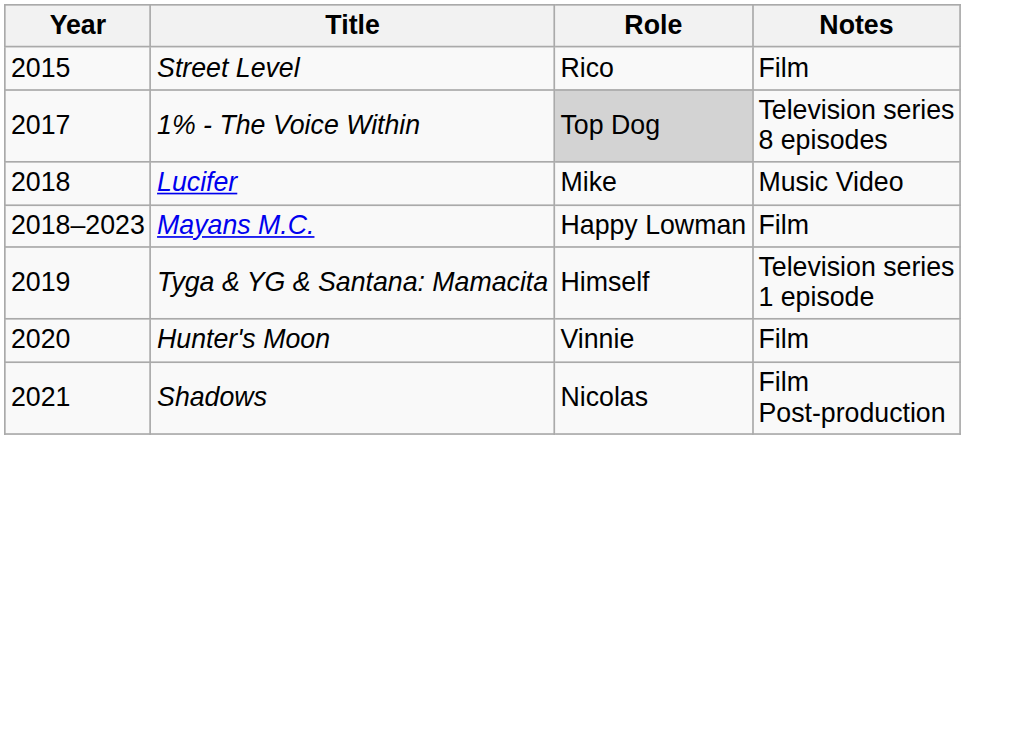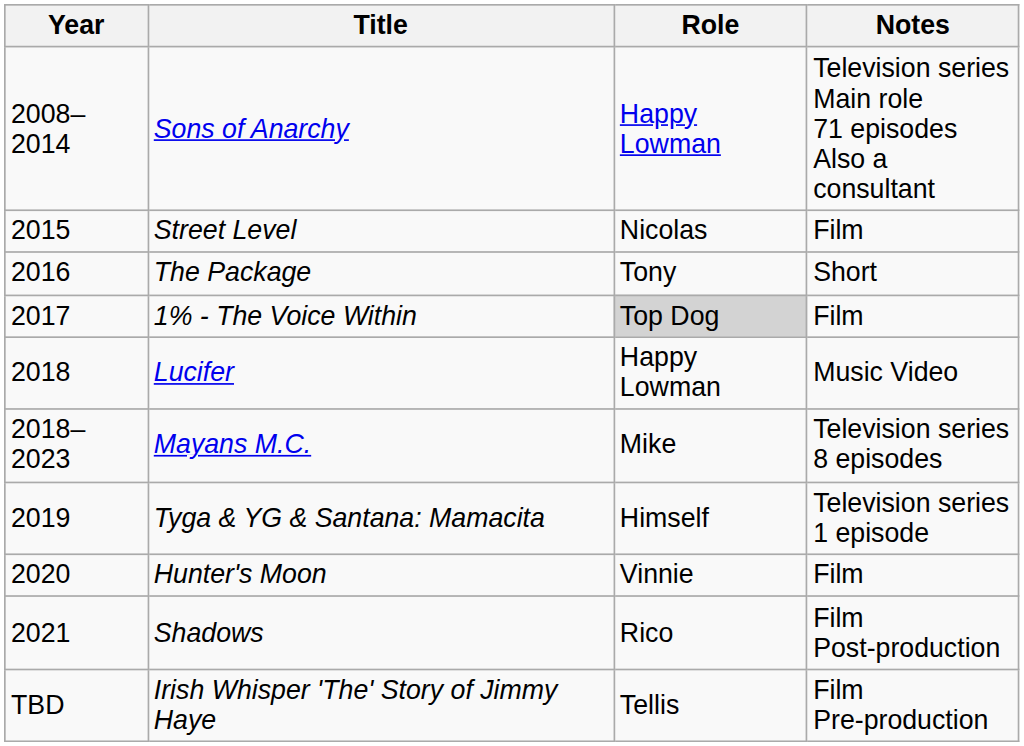+ row: (251, 128)
(587, 68) Rico -> (664, 230) Nicolas
+ row: (233, 273)
(856, 125) Television series 8 episodes -> (838, 315) Film
(589, 182) Mike -> (670, 372) Happy Lowman
(653, 225) Happy Lowman -> (648, 445) Mike
(784, 225) Film -> (911, 445) Television series 8 episodes
(604, 397) Nicolas -> (647, 632) Rico
+ row: (356, 704)
